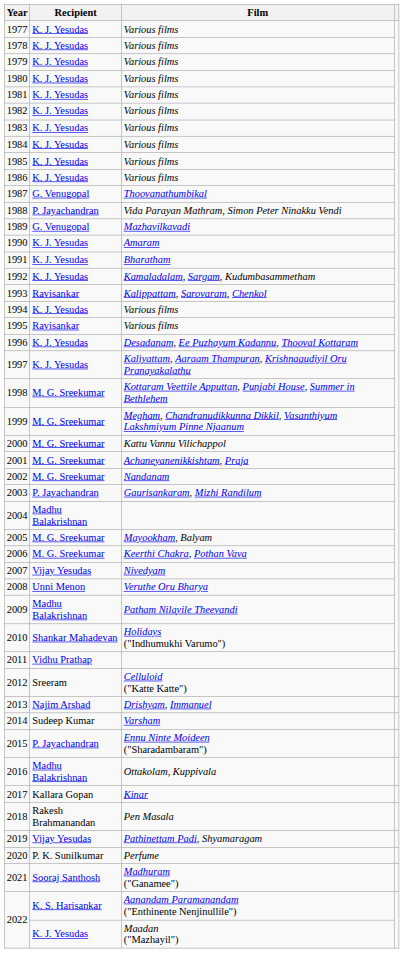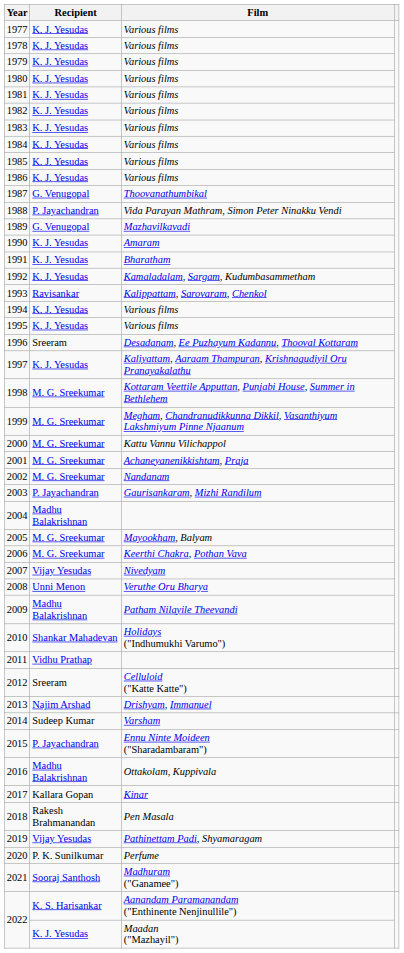(56, 326) Ravisankar -> (60, 326) K. J. Yesudas
(60, 342) K. J. Yesudas -> (50, 342) Sreeram
